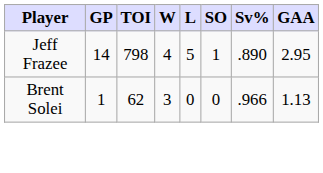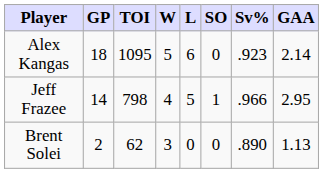+ row: (44, 53)
(252, 53) .890 -> (252, 99) .966
(101, 99) 1 -> (99, 145) 2
(252, 99) .966 -> (252, 145) .890
